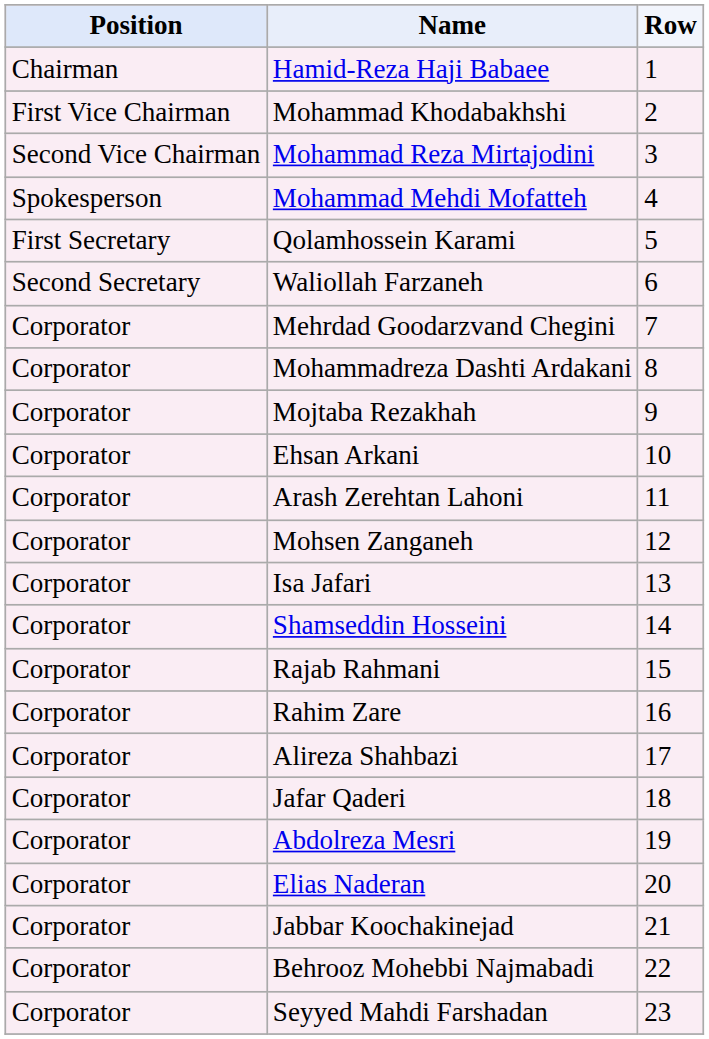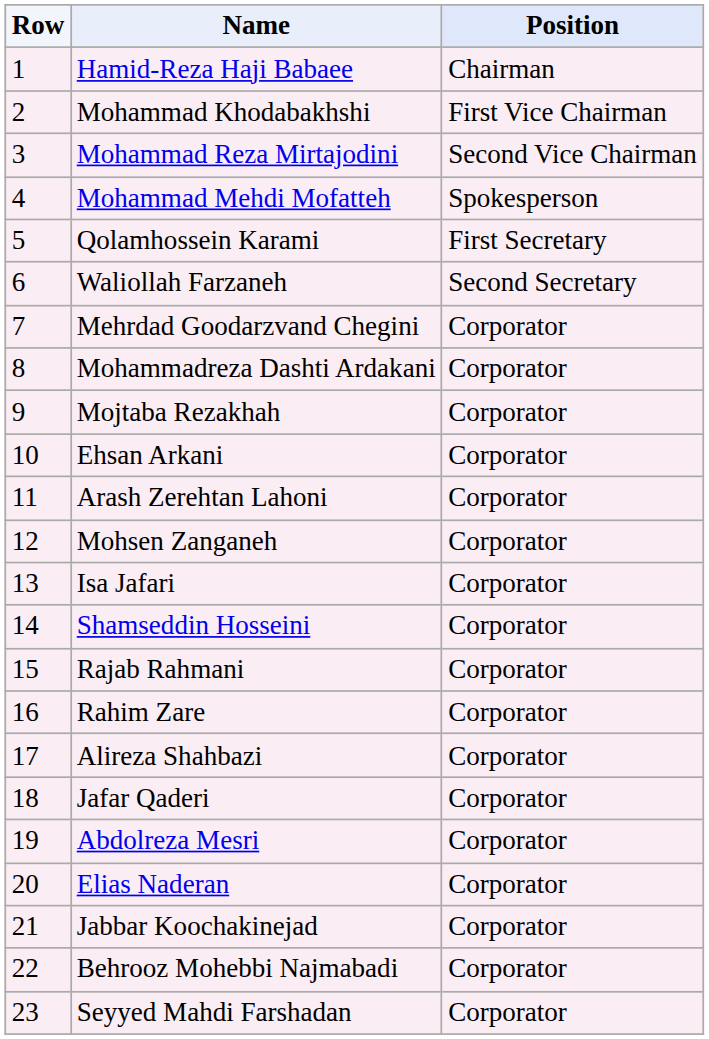columns swapped: (671, 25) <-> (136, 25)
